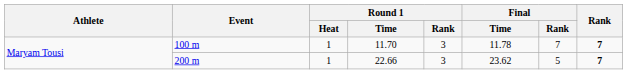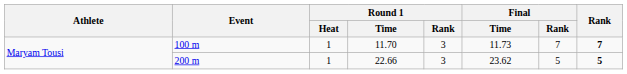(500, 45) 11.78 -> (500, 45) 11.73
(600, 61) 7 -> (600, 61) 5
